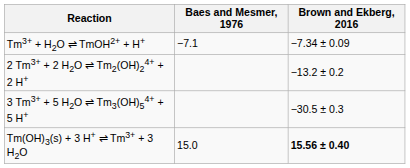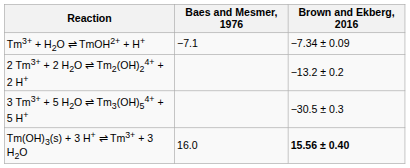(187, 145) 15.0 -> (187, 145) 16.0
